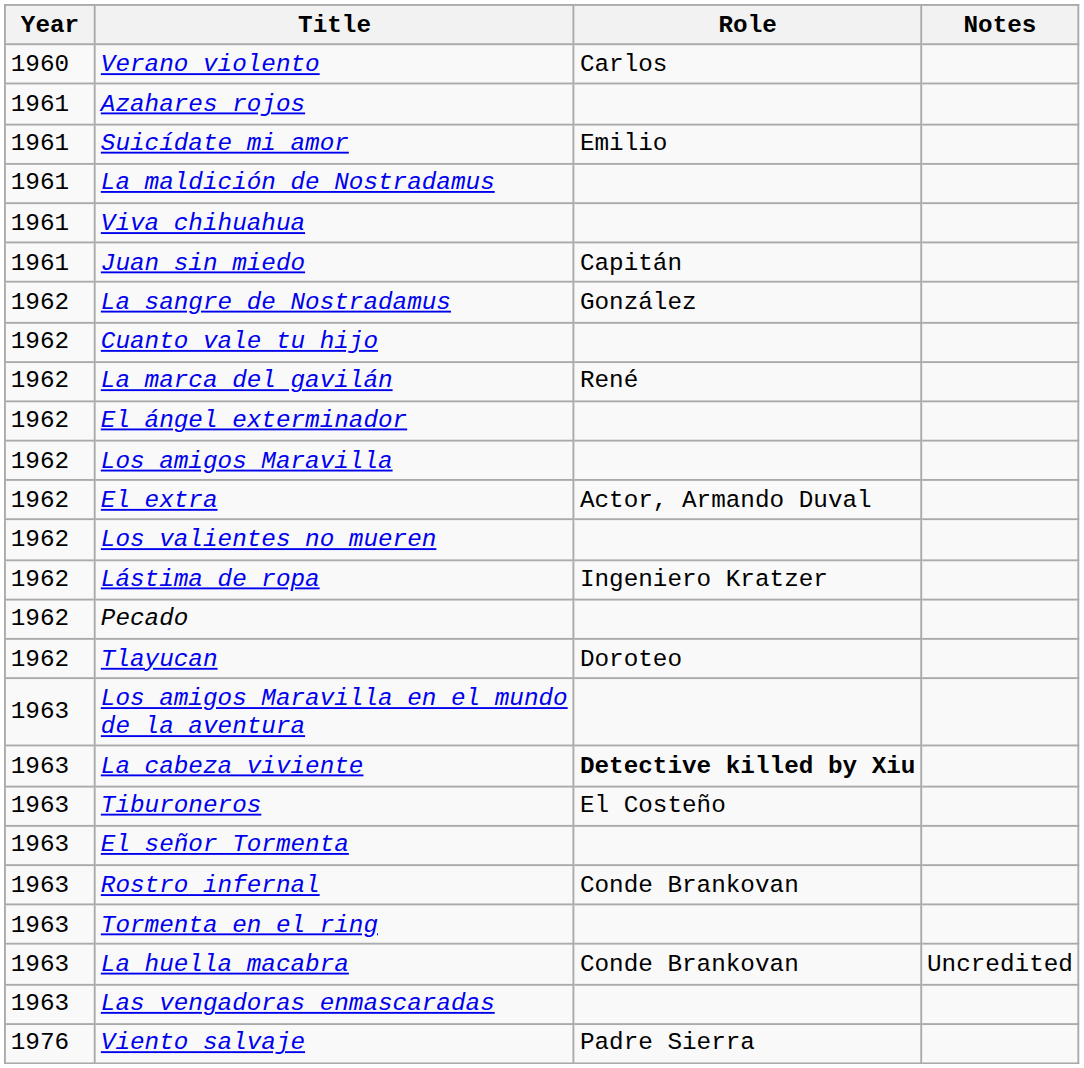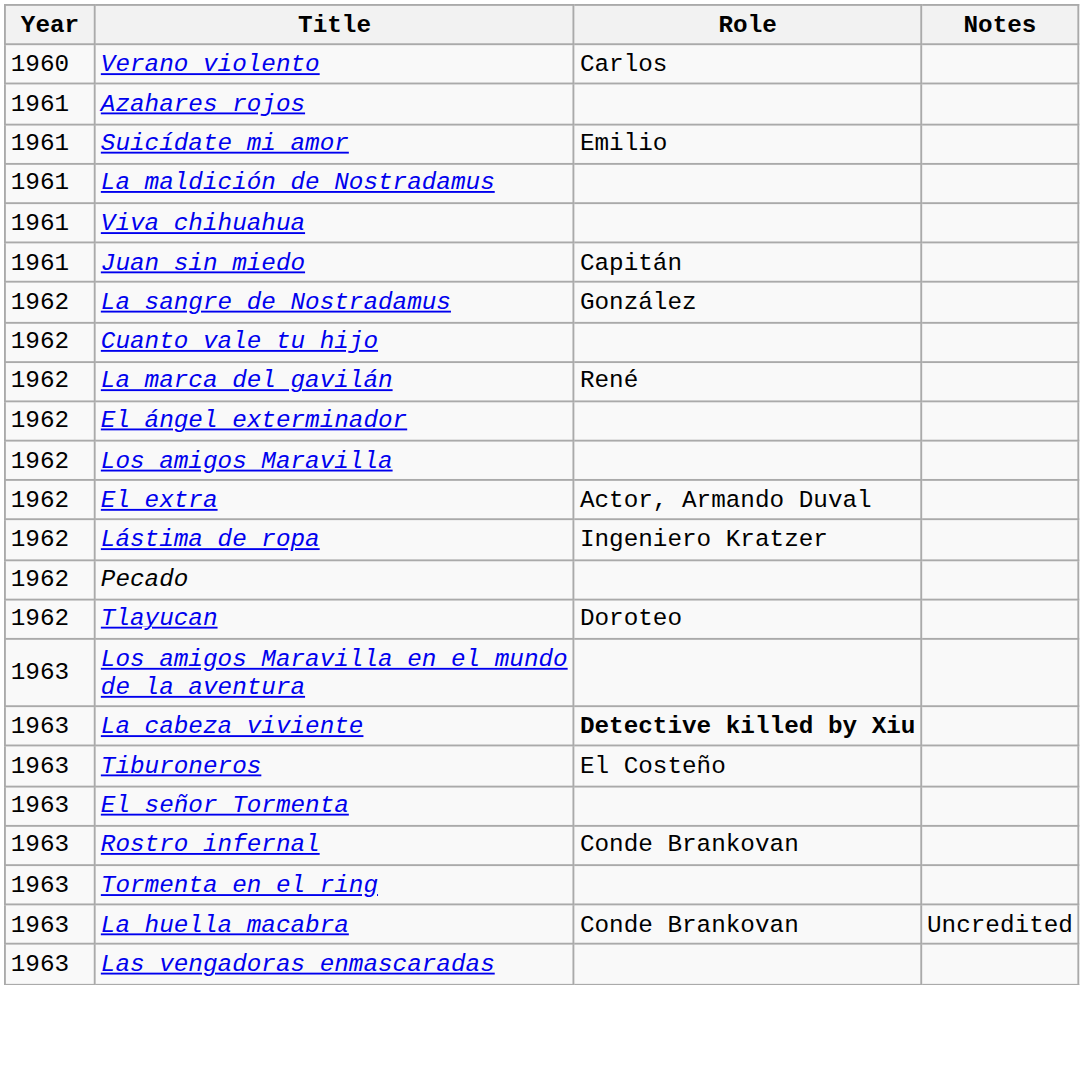- row: (269, 540)
- row: (203, 1043)
